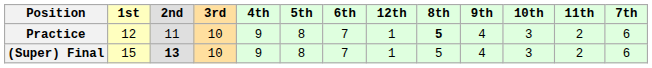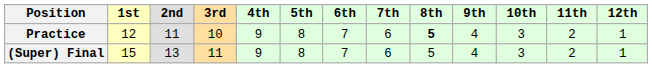columns swapped: (626, 14) <-> (392, 14)
(172, 53) bold -> (172, 53) normal
(215, 53) 10 -> (215, 53) 11
